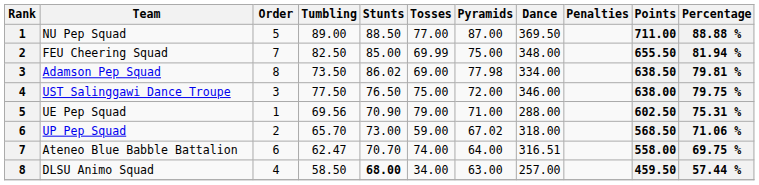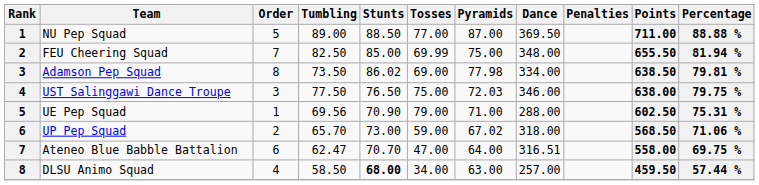(485, 92) 72.00 -> (485, 92) 72.03
(431, 150) 74.00 -> (431, 150) 47.00
